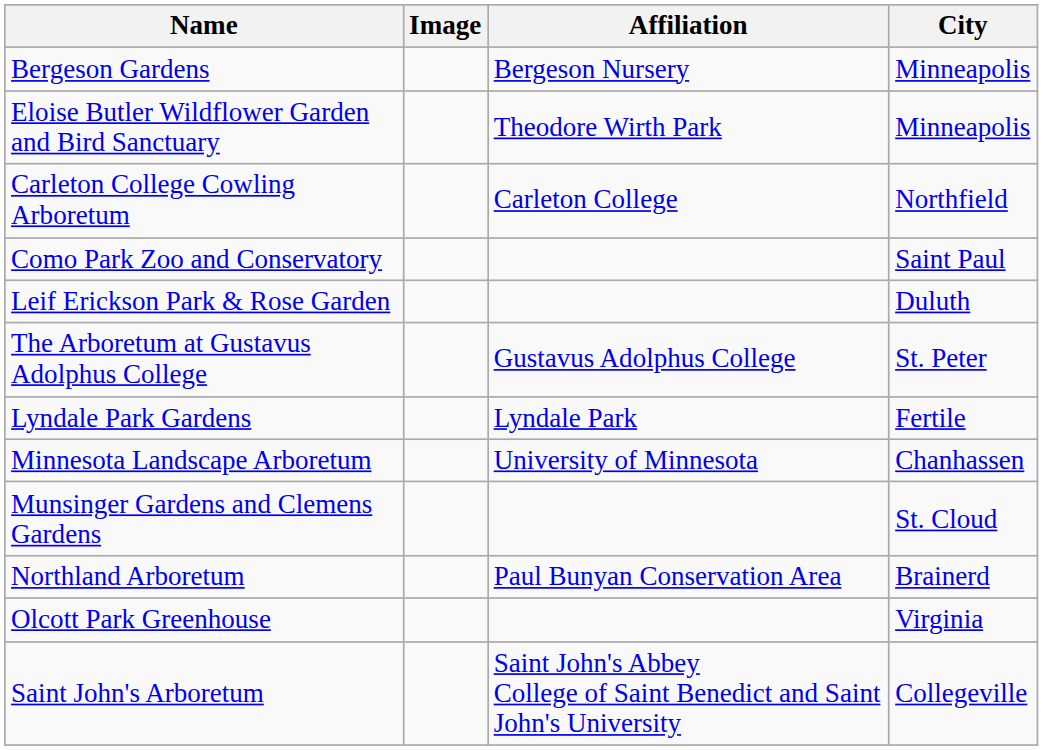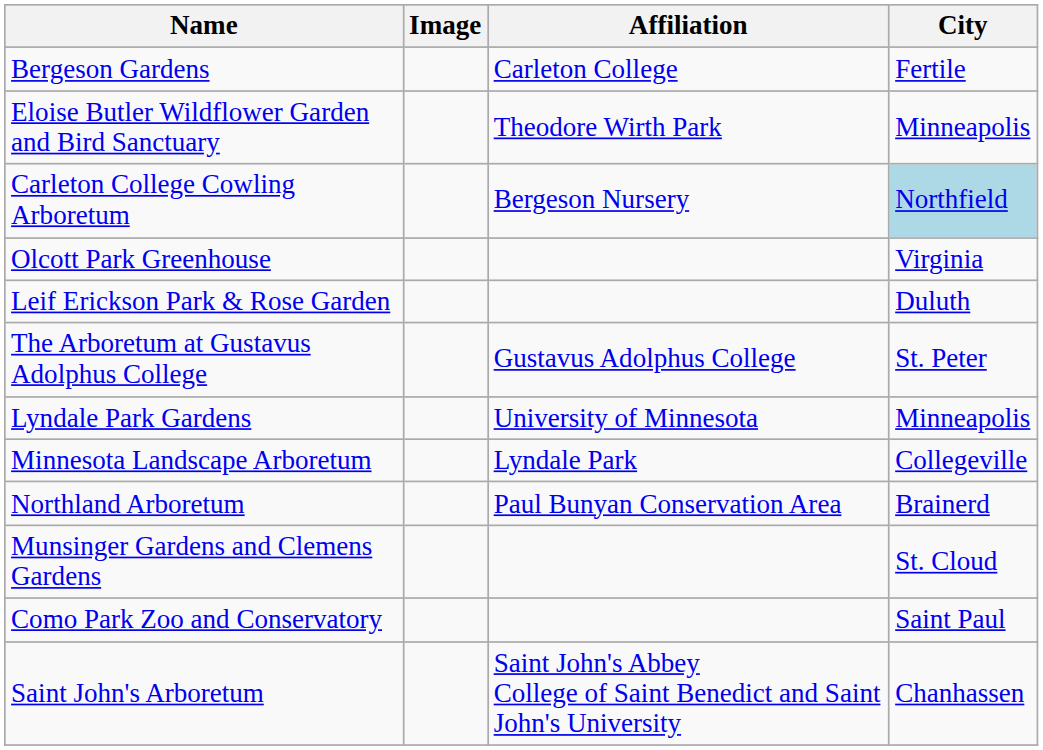(591, 68) Bergeson Nursery -> (586, 68) Carleton College
(963, 68) Minneapolis -> (930, 68) Fertile
(586, 200) Carleton College -> (591, 200) Bergeson Nursery
(951, 200) no background -> (951, 200) lightblue background
rows swapped: (197, 258) <-> (141, 619)
(565, 417) Lyndale Park -> (626, 417) University of Minnesota
(930, 417) Fertile -> (963, 417) Minneapolis
(626, 460) University of Minnesota -> (565, 460) Lyndale Park
(960, 460) Chanhassen -> (961, 460) Collegeville
rows swapped: (192, 518) <-> (128, 576)
(961, 692) Collegeville -> (960, 692) Chanhassen
